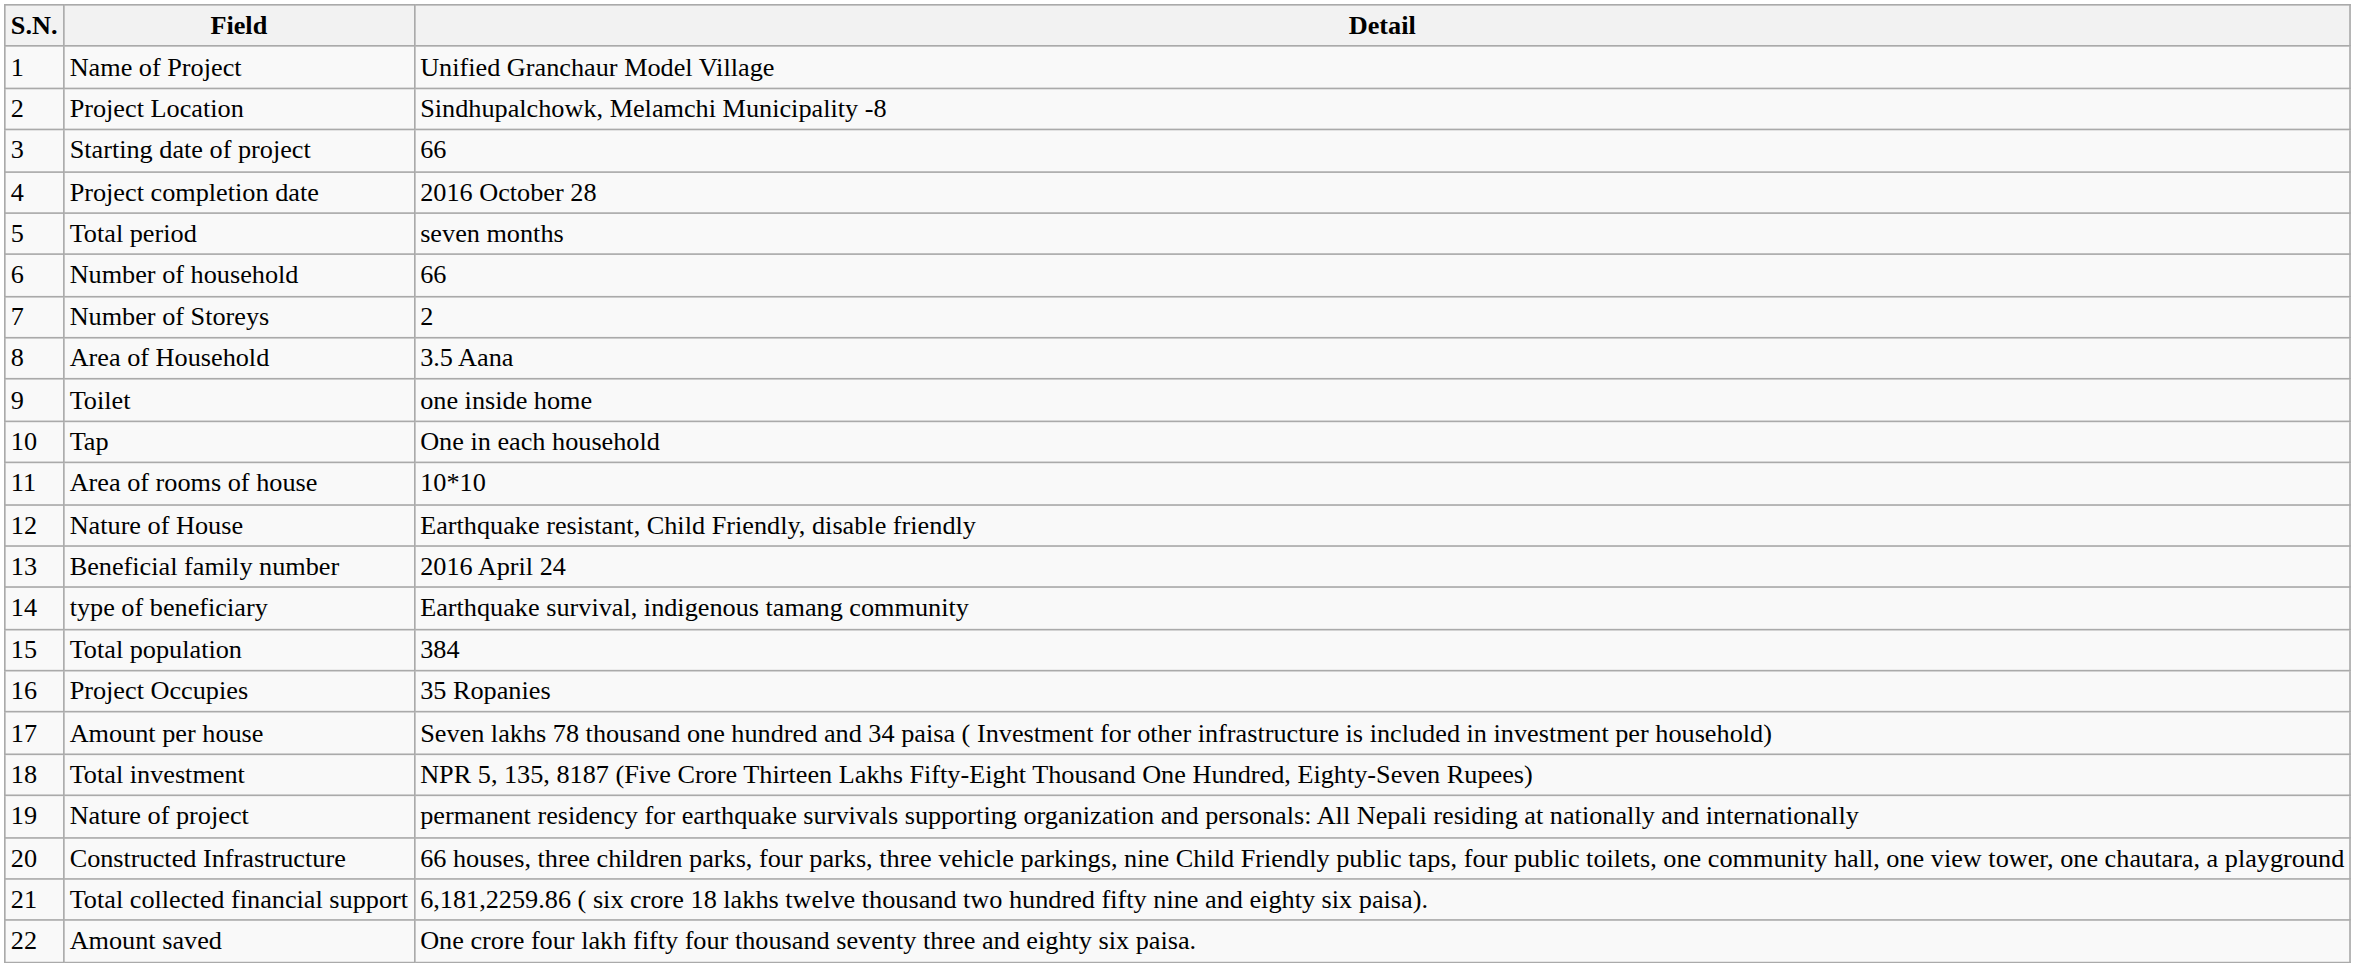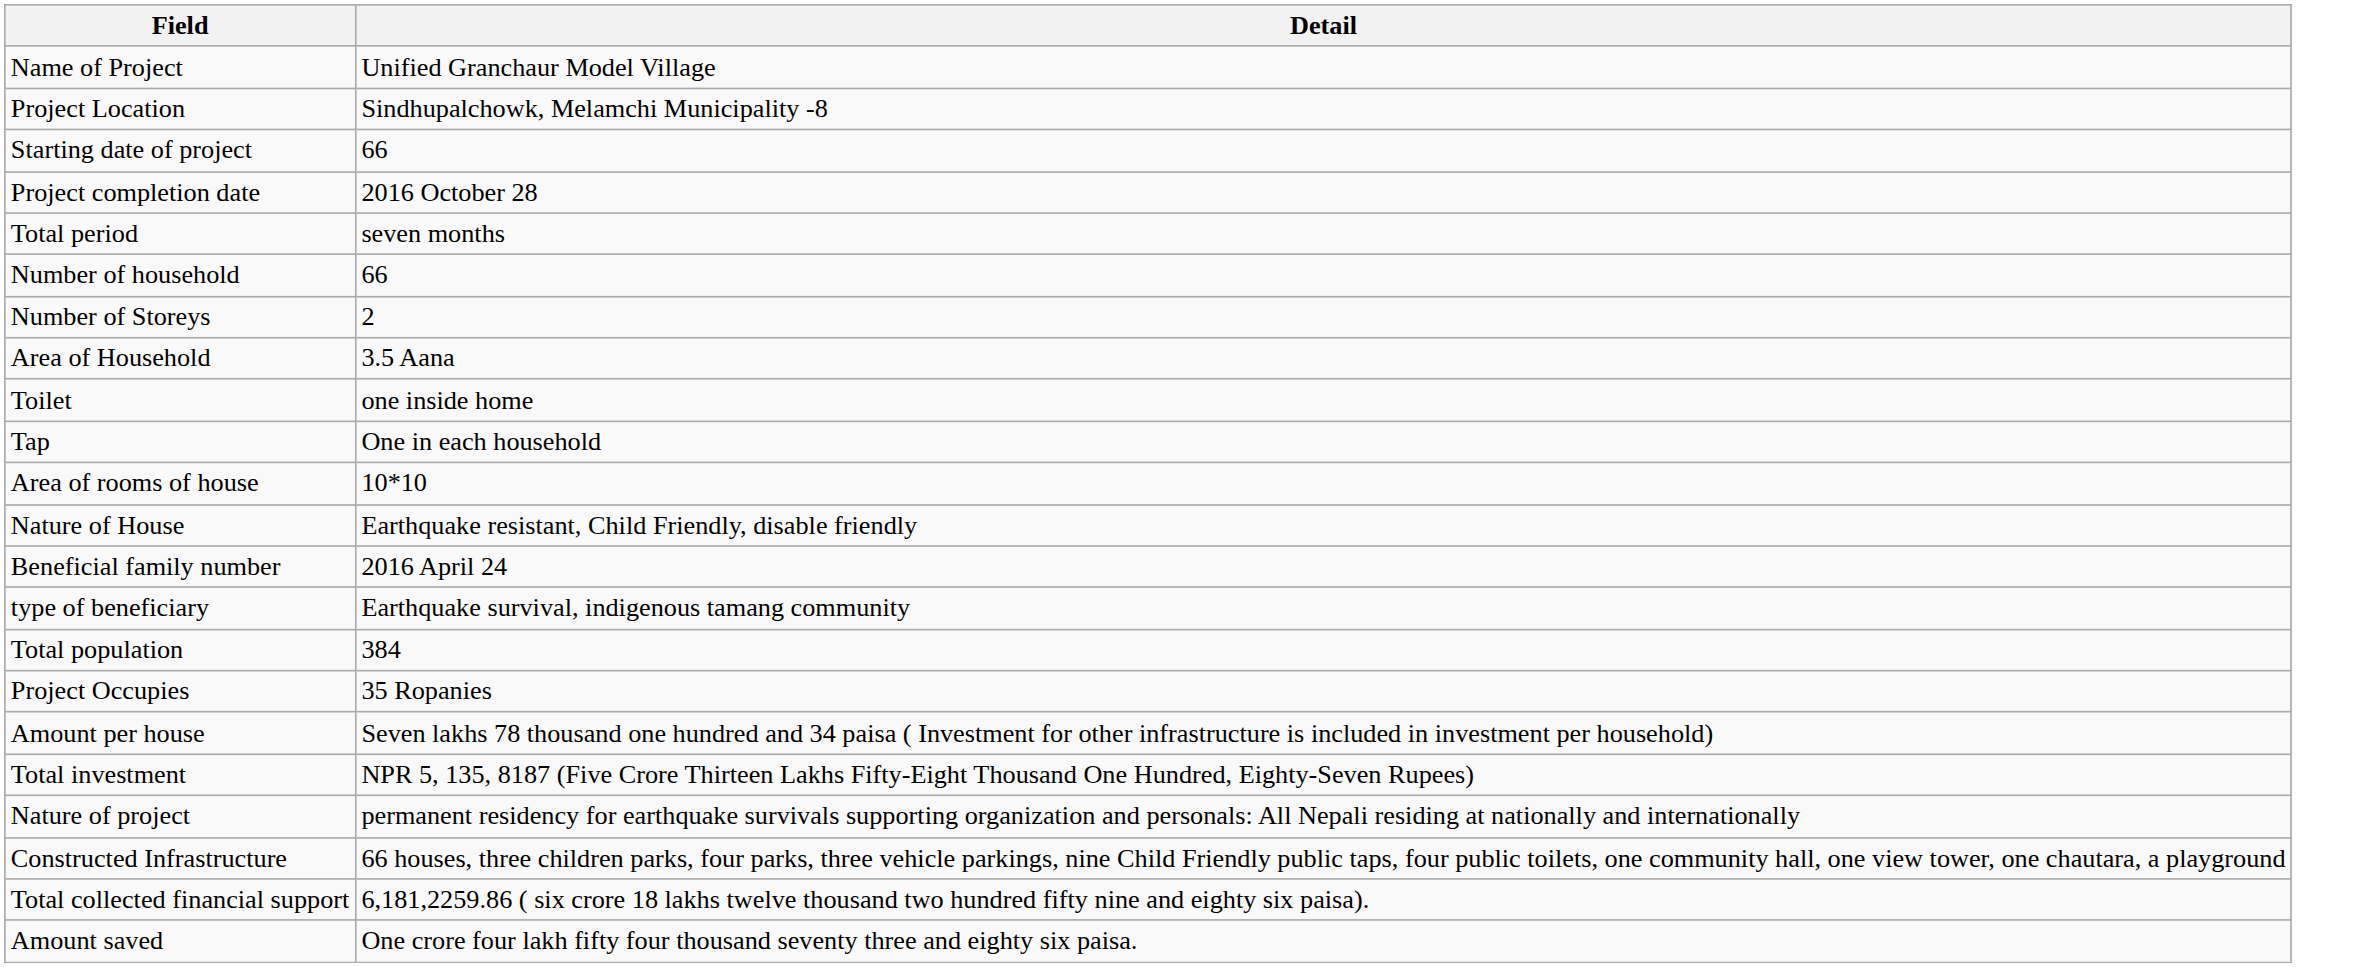- column: (34, 25)
